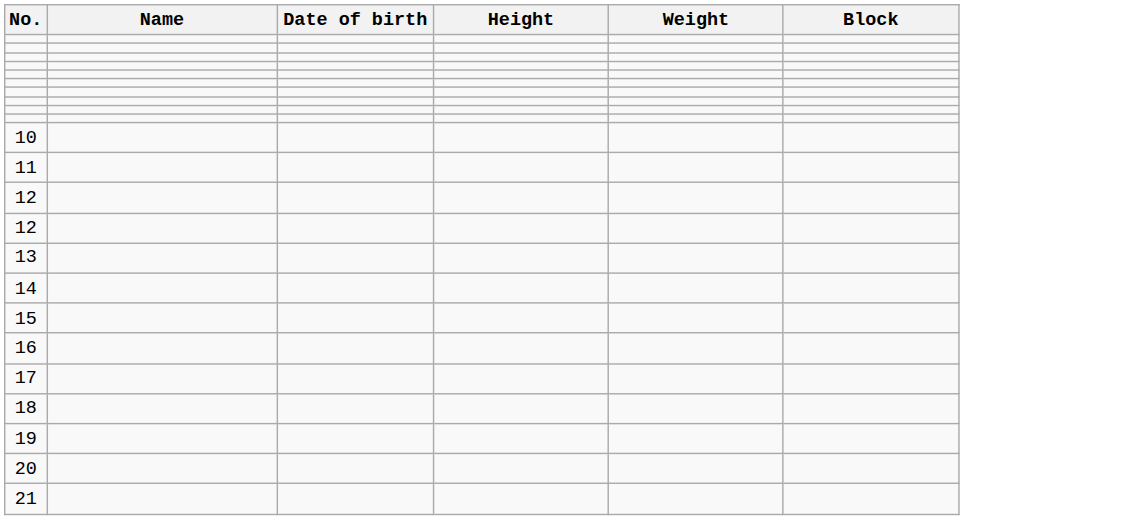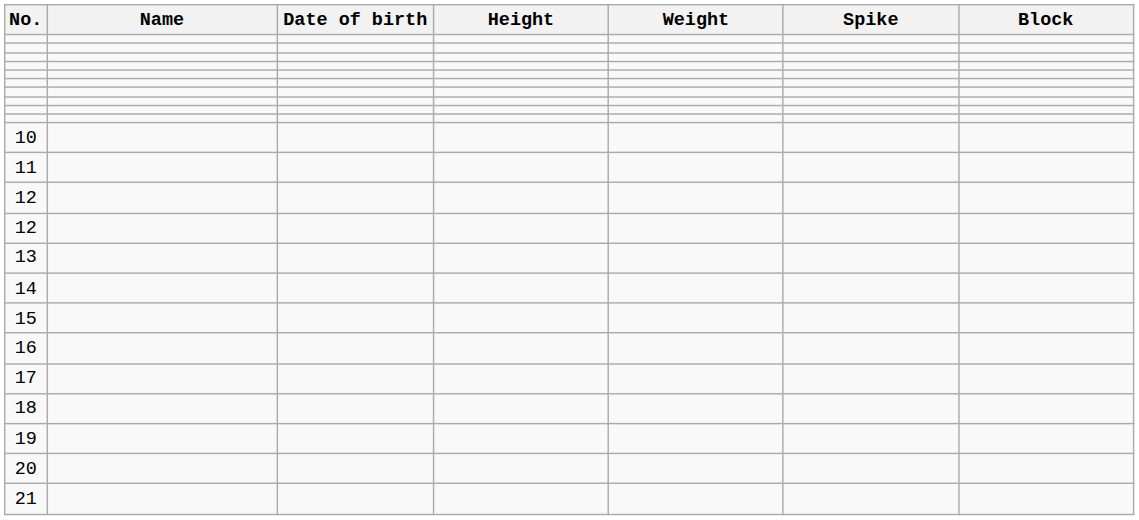+ column: (871, 20)
